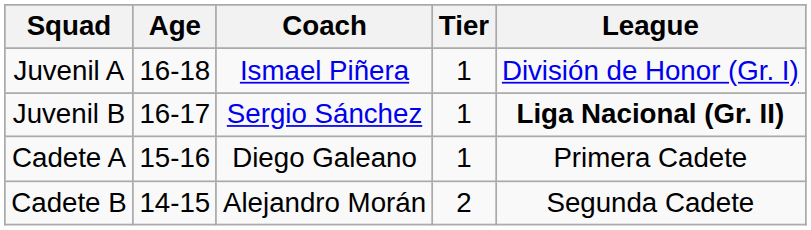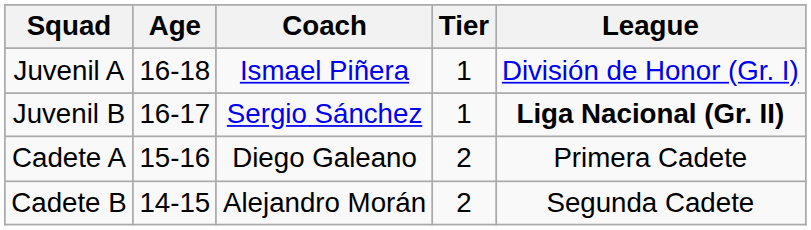(464, 158) 1 -> (464, 158) 2
